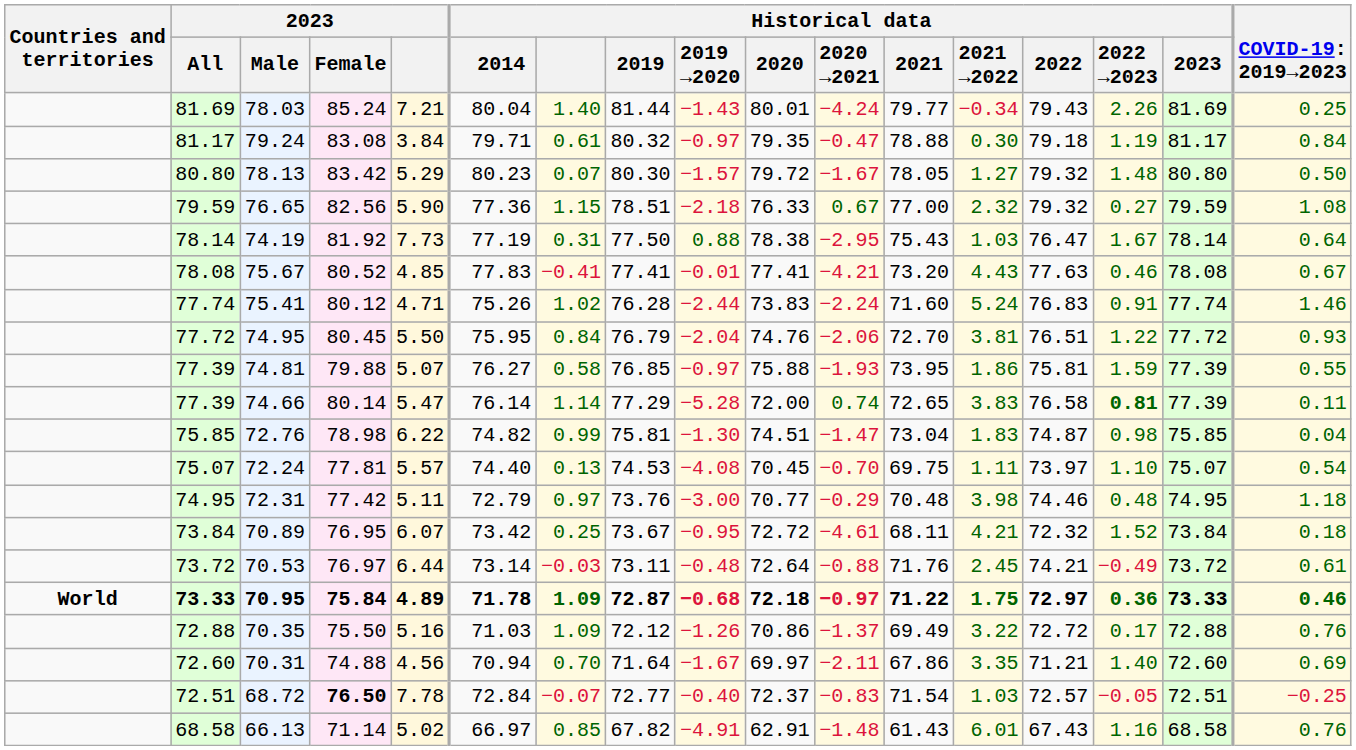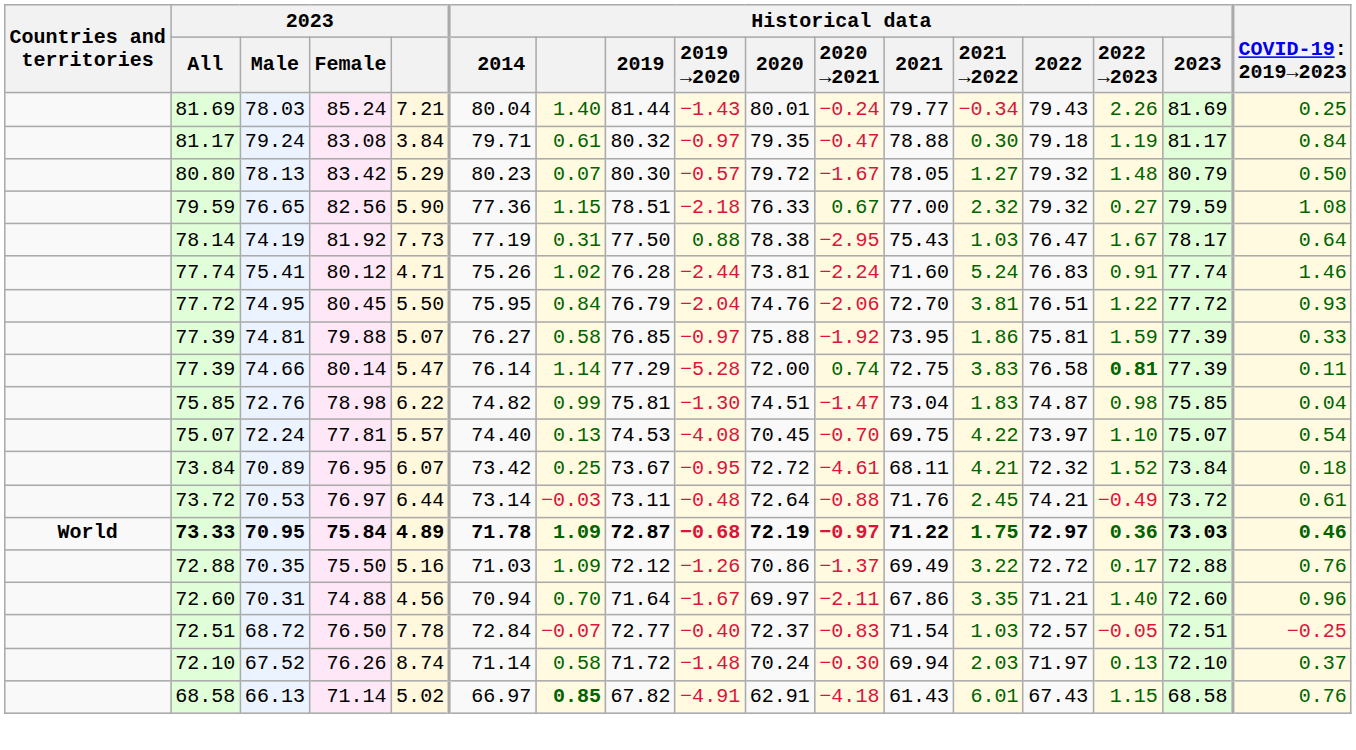(849, 109) −4.24 -> (849, 109) −0.24
(710, 175) −1.57 -> (710, 175) −0.57
(1197, 175) 80.80 -> (1197, 175) 80.79
(1197, 240) 78.14 -> (1197, 240) 78.17
- row: (275, 273)
(780, 305) 73.83 -> (780, 273) 73.81
(849, 370) −1.93 -> (849, 338) −1.92
(1323, 370) 0.55 -> (1323, 338) 0.33
(919, 403) 72.65 -> (919, 370) 72.75
(995, 468) 1.11 -> (995, 436) 4.22
- row: (275, 501)
(780, 599) 72.18 -> (780, 534) 72.19
(1197, 599) 73.33 -> (1197, 534) 73.03
(1323, 664) 0.69 -> (1323, 599) 0.96
(357, 697) bold -> (357, 632) normal
+ row: (275, 664)
(577, 729) normal -> (577, 697) bold
(849, 729) −1.48 -> (849, 697) −4.18
(1134, 729) 1.16 -> (1134, 697) 1.15
